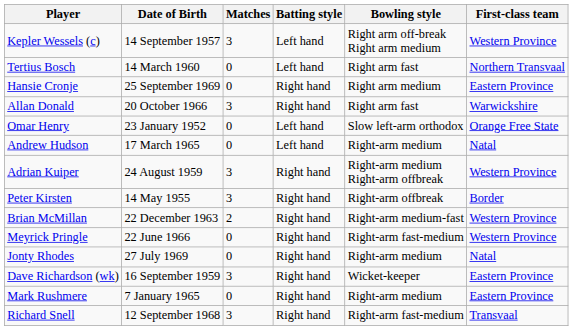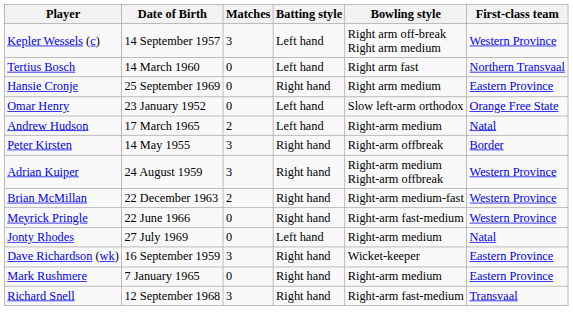- row: (41, 106)
(229, 145) 0 -> (229, 125) 2
rows swapped: (40, 198) <-> (43, 171)
(303, 256) Right hand -> (300, 237) Left hand
